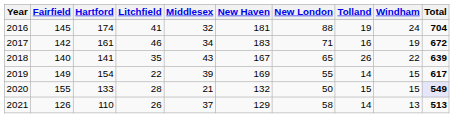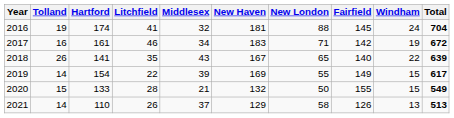columns swapped: (52, 12) <-> (354, 12)
(439, 89) lavender background -> (439, 89) no background
